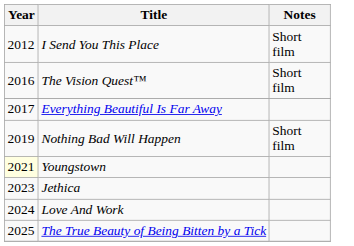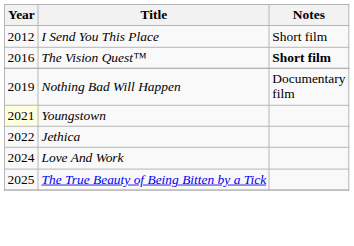(287, 80) normal -> (302, 57) bold
- row: (132, 109)
(287, 138) Short film -> (309, 86) Documentary film
(21, 188) 2023 -> (21, 136) 2022
